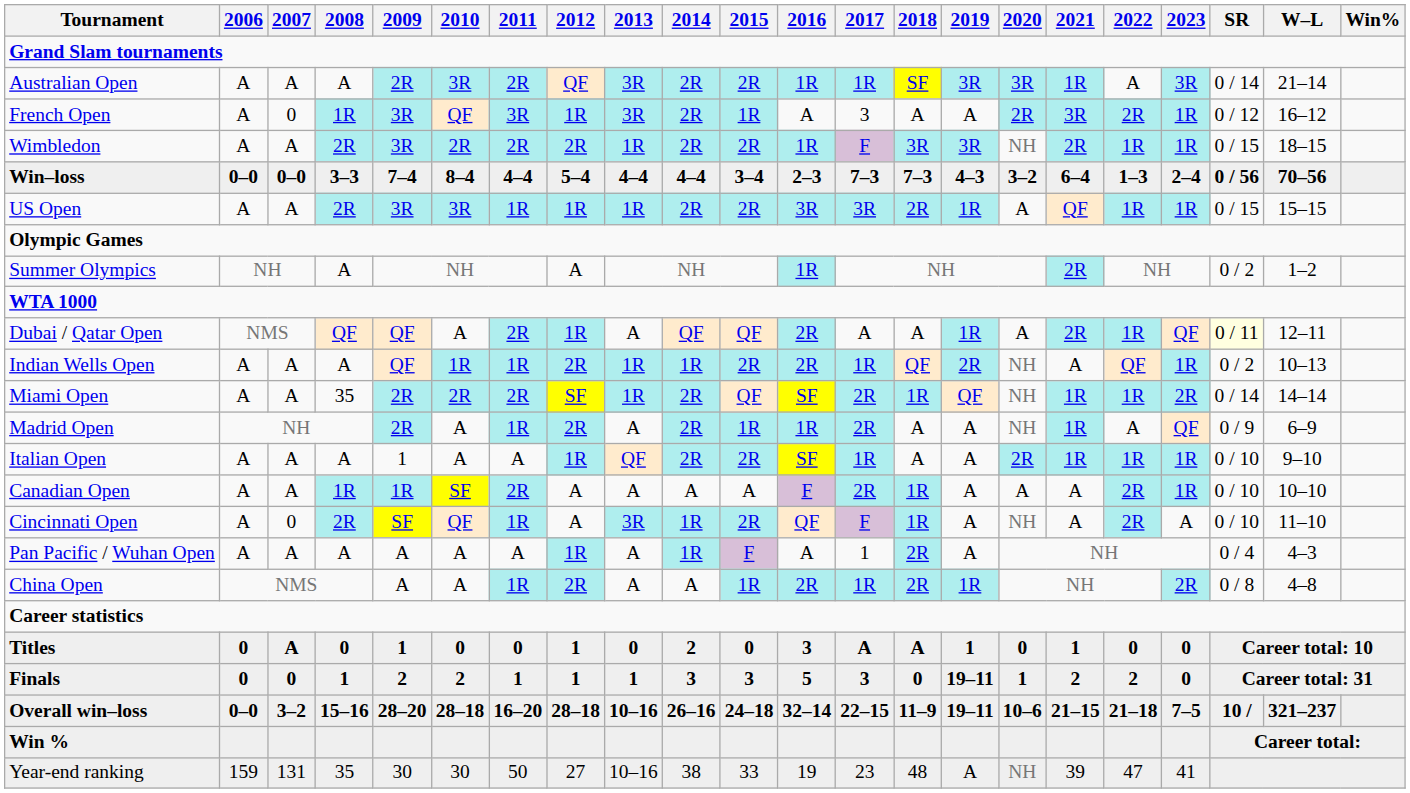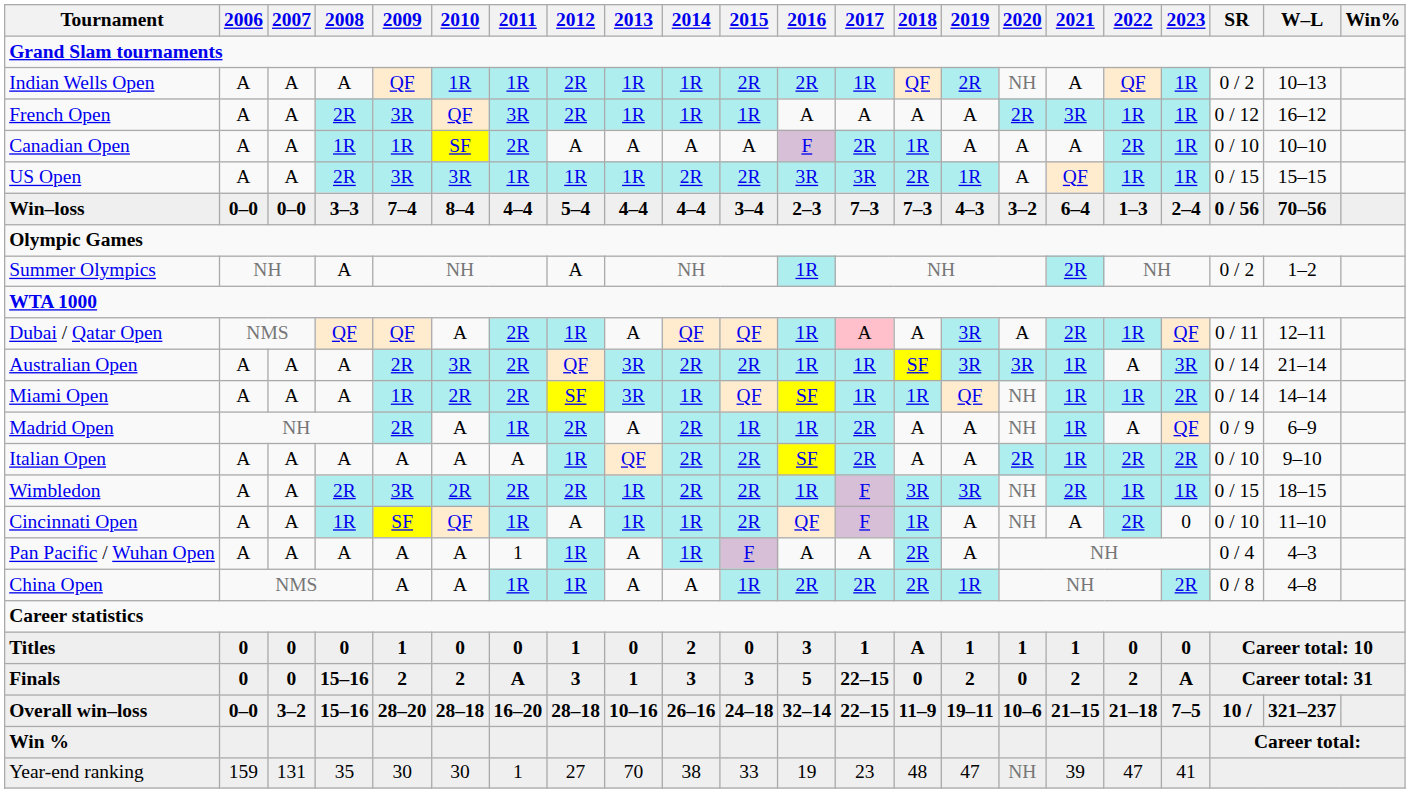rows swapped: (73, 82) <-> (82, 364)
(291, 114) 0 -> (291, 114) A
(344, 114) 1R -> (344, 114) 2R
(576, 114) 1R -> (576, 114) 2R
(633, 114) 3R -> (633, 114) 1R
(691, 114) 2R -> (691, 114) 1R
(865, 114) 3 -> (865, 114) A
(1133, 114) 2R -> (1133, 114) 1R
rows swapped: (55, 145) <-> (70, 490)
rows swapped: (45, 208) <-> (47, 176)
(807, 333) 2R -> (807, 333) 1R
(865, 333) no background -> (865, 333) pink background
(970, 333) 1R -> (970, 333) 3R
(1237, 333) lightyellow background -> (1237, 333) no background
(344, 396) 35 -> (344, 396) A
(402, 396) 2R -> (402, 396) 1R
(633, 396) 1R -> (633, 396) 3R
(691, 396) 2R -> (691, 396) 1R
(865, 396) 2R -> (865, 396) 1R
(402, 459) 1 -> (402, 459) A
(865, 459) 1R -> (865, 459) 2R
(1133, 459) 1R -> (1133, 459) 2R
(1186, 459) 1R -> (1186, 459) 2R
(291, 521) 0 -> (291, 521) A
(344, 521) 2R -> (344, 521) 1R
(633, 521) 3R -> (633, 521) 1R
(1186, 521) A -> (1186, 521) 0
(518, 553) A -> (518, 553) 1
(865, 553) 1 -> (865, 553) A
(576, 584) 2R -> (576, 584) 1R
(865, 584) 1R -> (865, 584) 2R
(291, 647) A -> (291, 647) 0
(865, 647) A -> (865, 647) 1
(1022, 647) 0 -> (1022, 647) 1
(344, 678) 1 -> (344, 678) 15–16
(518, 678) 1 -> (518, 678) A
(576, 678) 1 -> (576, 678) 3
(865, 678) 3 -> (865, 678) 22–15
(970, 678) 19–11 -> (970, 678) 2
(1022, 678) 1 -> (1022, 678) 0
(1186, 678) 0 -> (1186, 678) A
(518, 772) 50 -> (518, 772) 1
(633, 772) 10–16 -> (633, 772) 70
(970, 772) A -> (970, 772) 47
